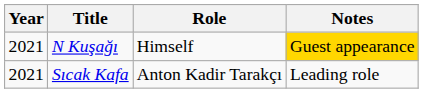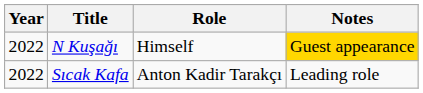(26, 46) 2021 -> (26, 46) 2022
(26, 74) 2021 -> (26, 74) 2022
